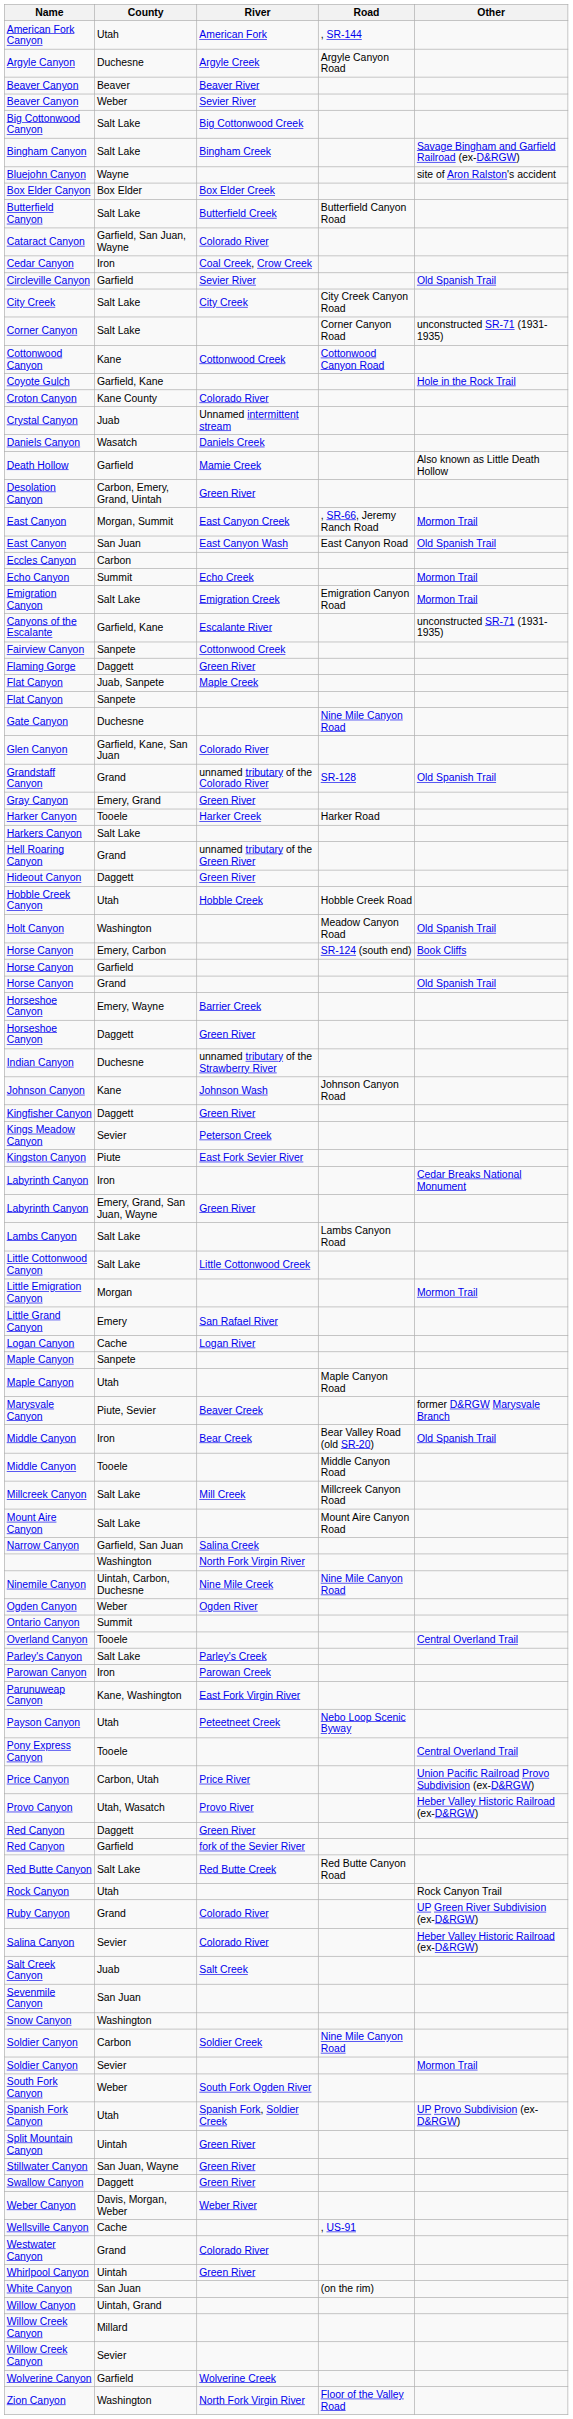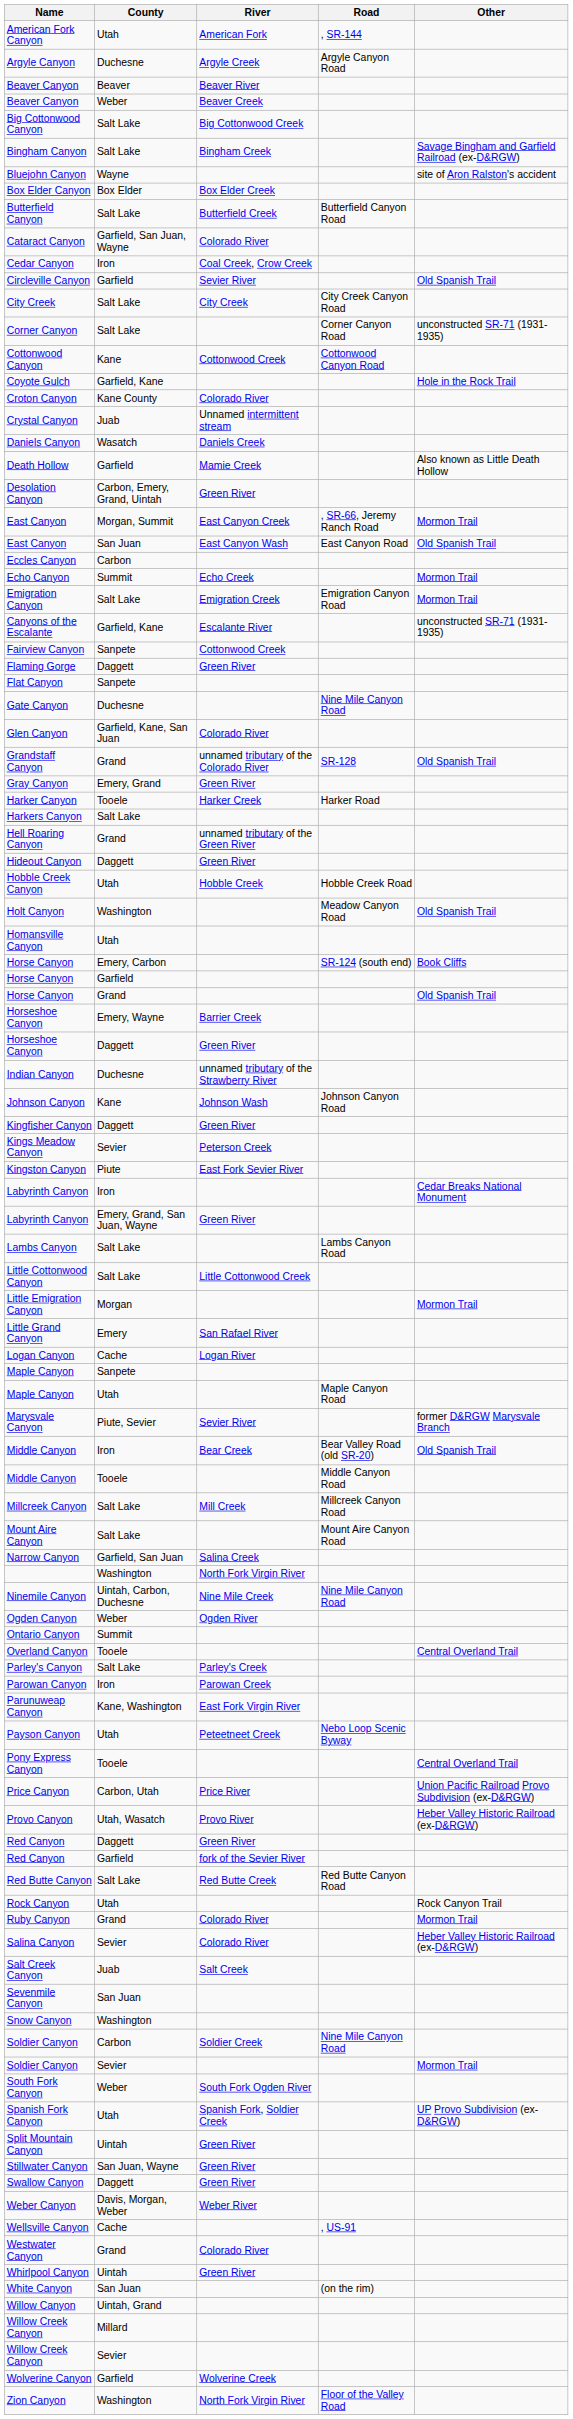(228, 102) Sevier River -> (231, 102) Beaver Creek
- row: (35, 683)
+ row: (35, 940)
(231, 1410) Beaver Creek -> (228, 1422) Sevier River
(482, 1914) UP Green River Subdivision (ex-D&RGW) -> (447, 1919) Mormon Trail
